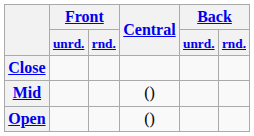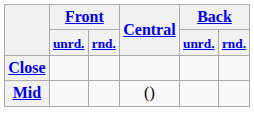- row: (27, 118)
